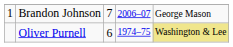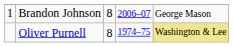(109, 13) 7 -> (109, 13) 8
(109, 32) 6 -> (109, 32) 8
